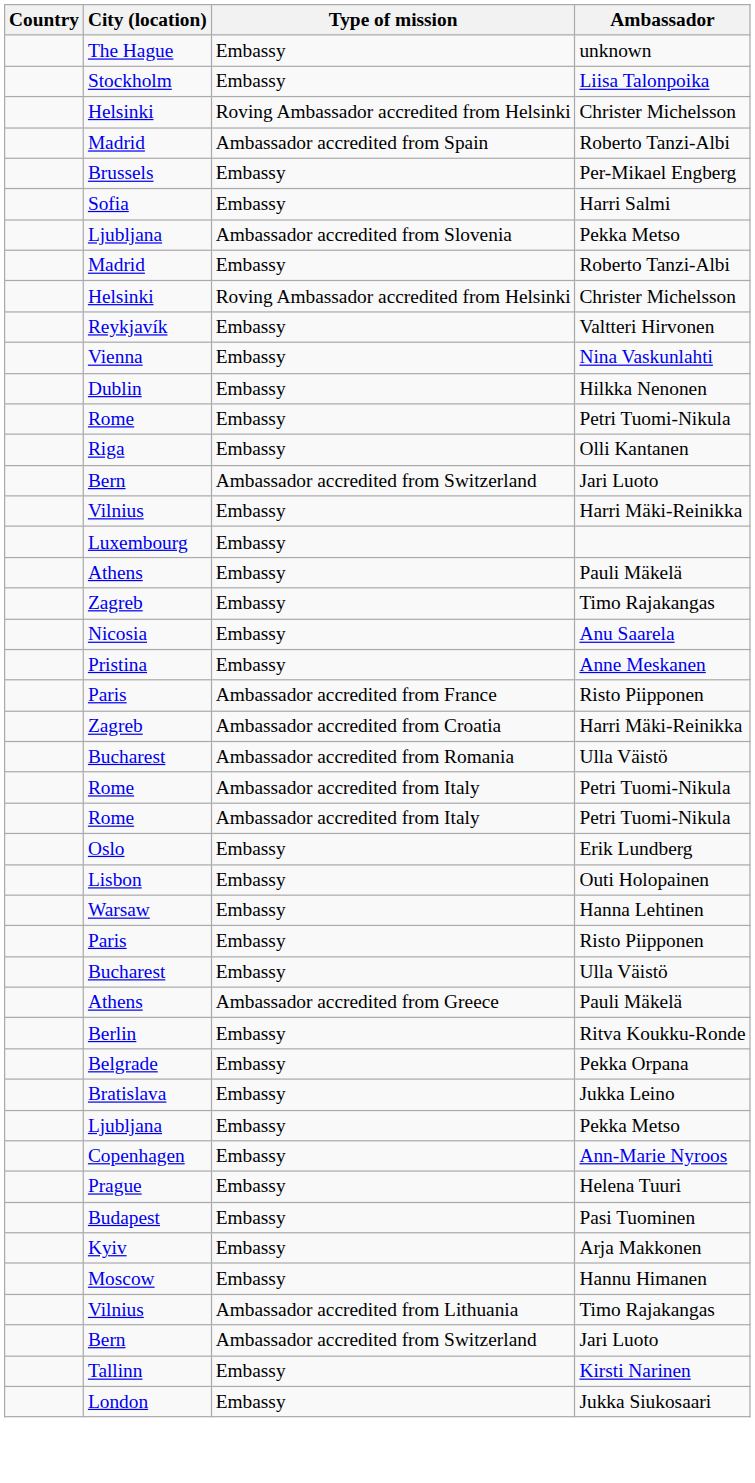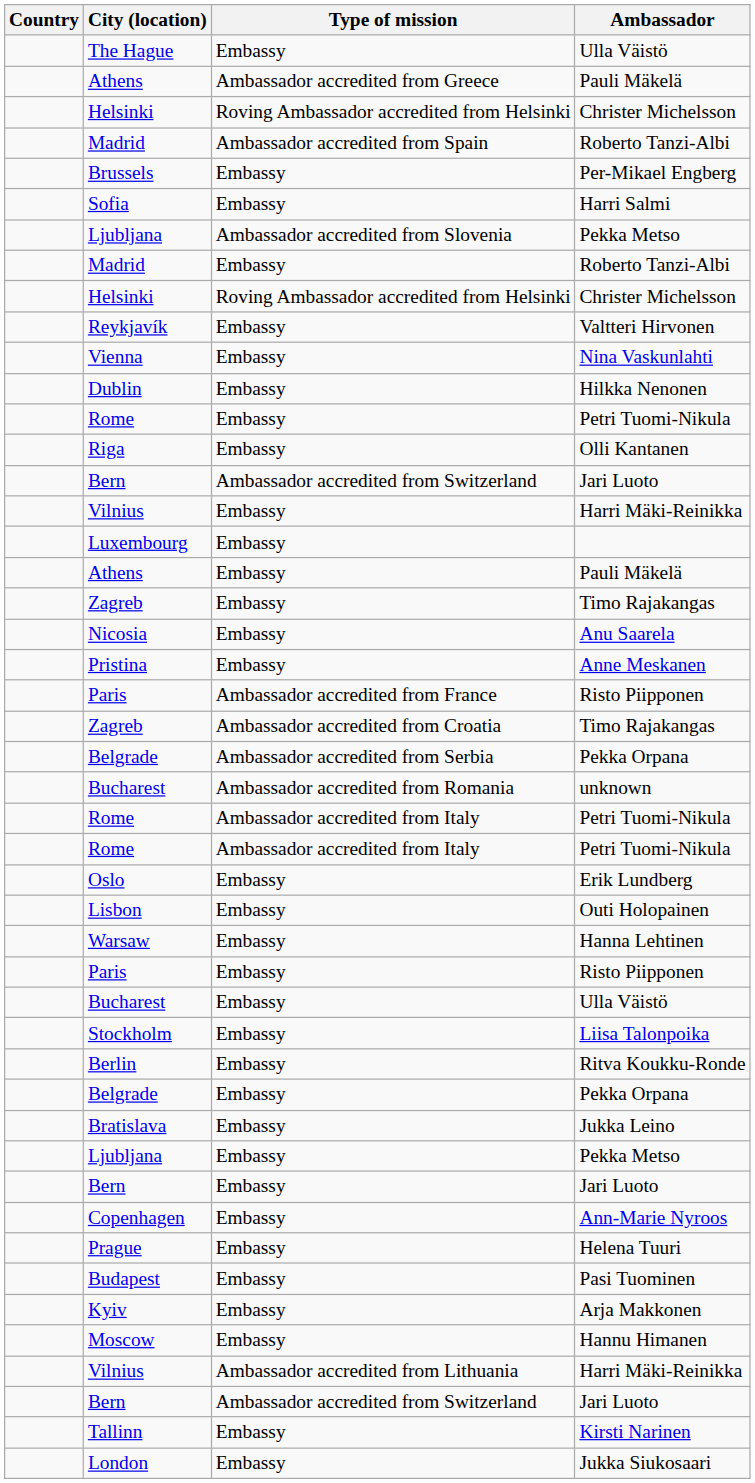(615, 50) unknown -> (624, 50) Ulla Väistö
rows swapped: (115, 1002) <-> (130, 81)
(661, 726) Harri Mäki-Reinikka -> (647, 726) Timo Rajakangas
+ row: (123, 756)
(624, 756) Ulla Väistö -> (615, 787) unknown
+ row: (107, 1186)
(647, 1309) Timo Rajakangas -> (661, 1370) Harri Mäki-Reinikka
